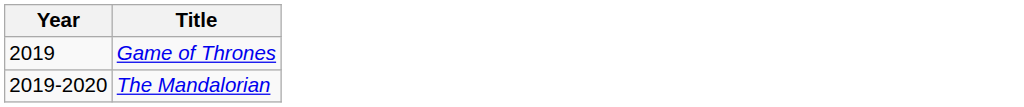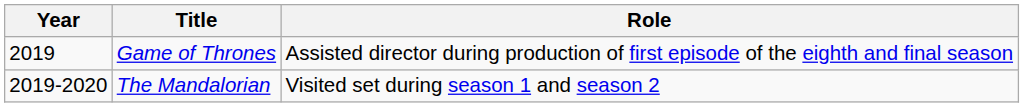+ column: (649, 20)
